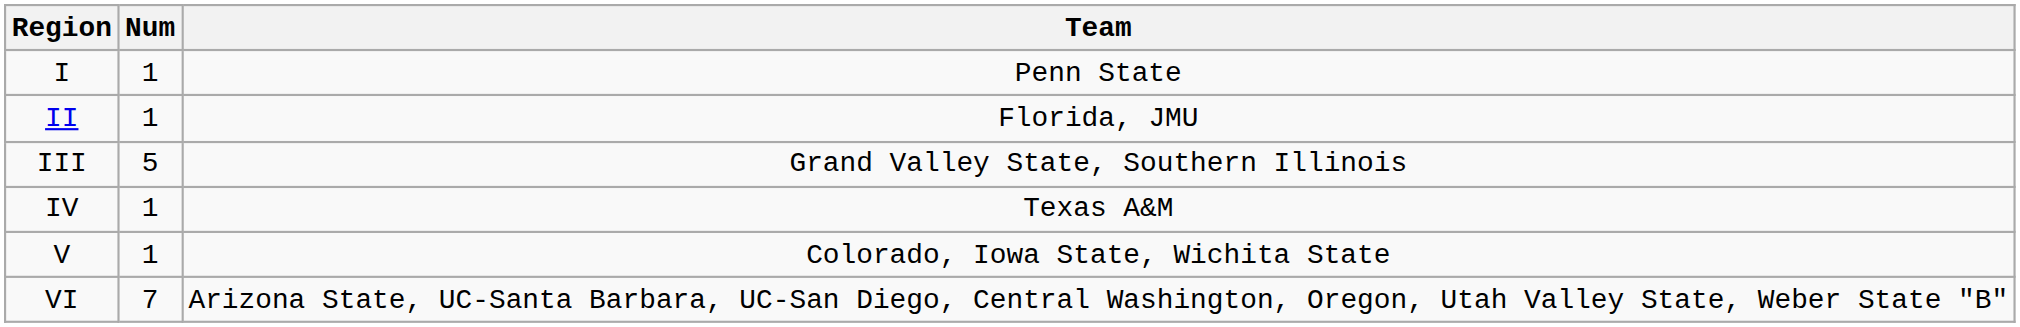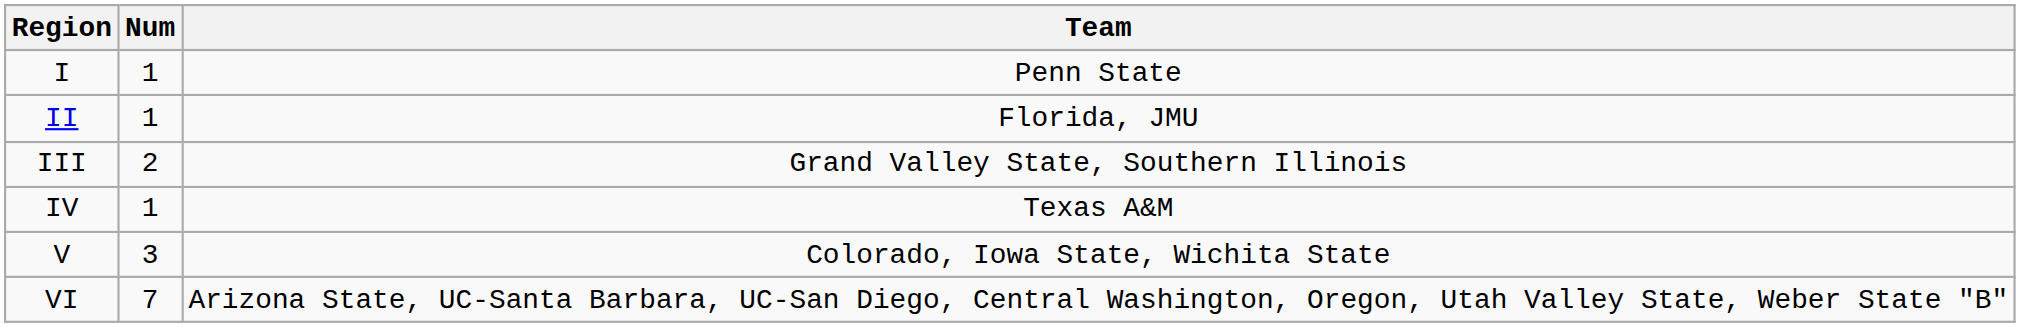(150, 164) 5 -> (150, 164) 2
(150, 254) 1 -> (150, 254) 3
